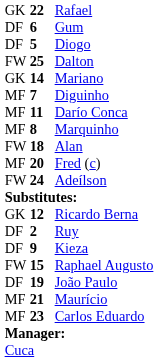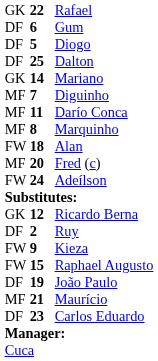(15, 61) FW -> (14, 61) DF
(14, 248) DF -> (15, 248) FW
(15, 316) MF -> (14, 316) DF
